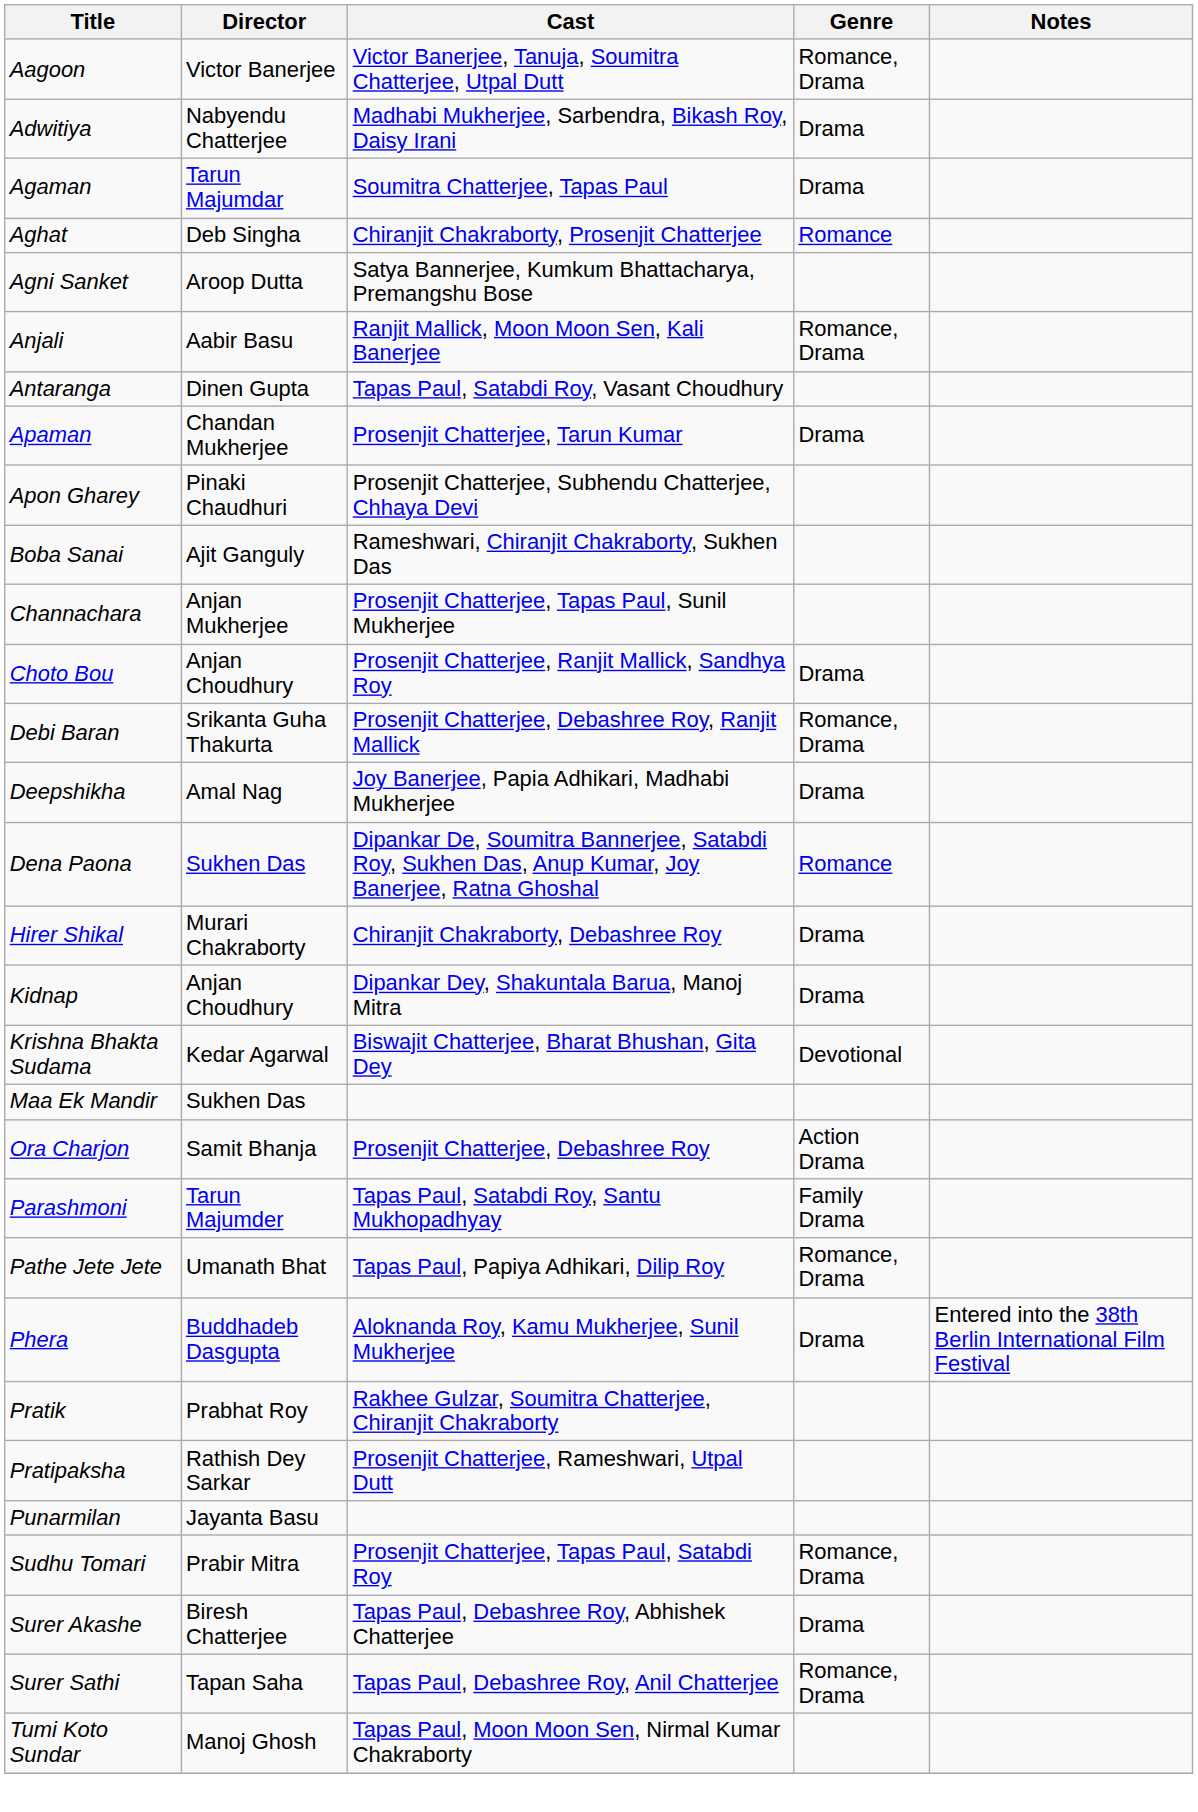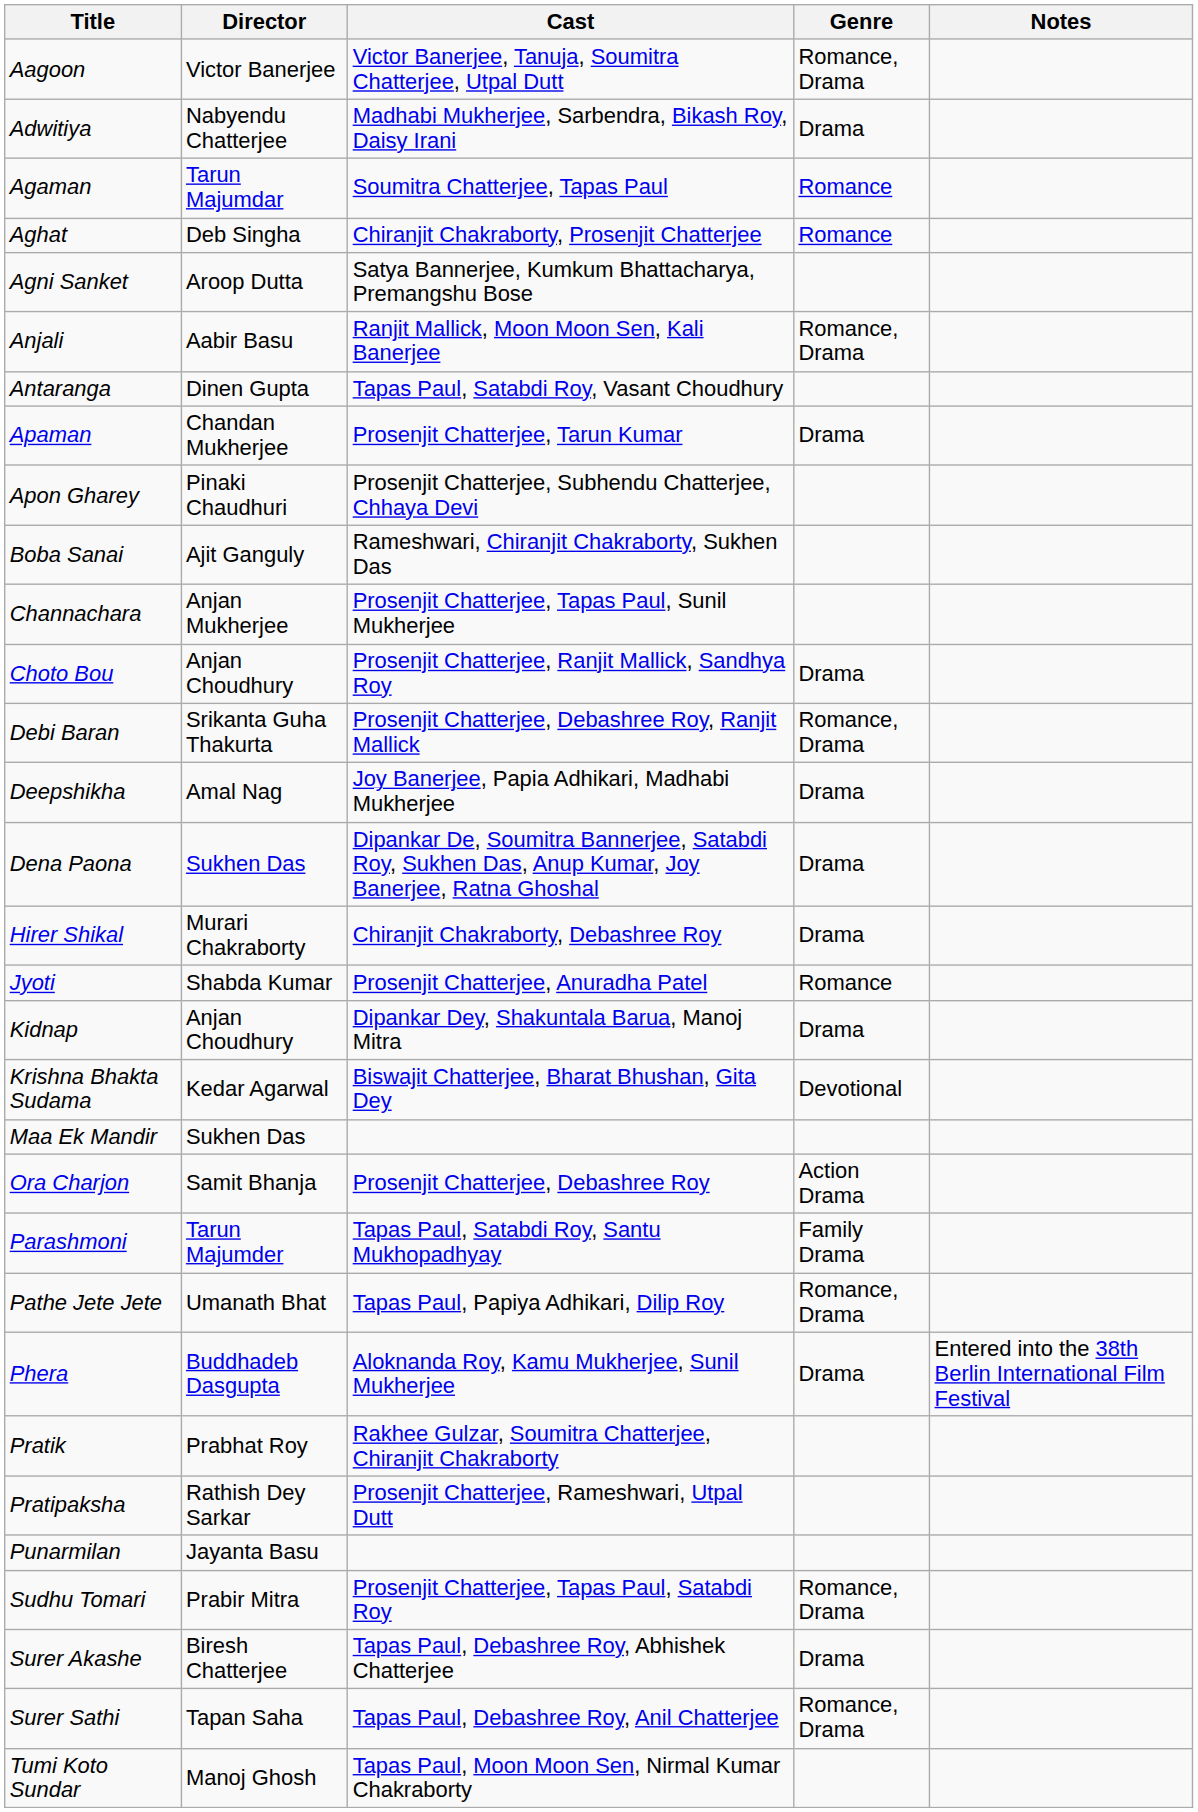(831, 187) Drama -> (845, 187) Romance
(845, 863) Romance -> (831, 863) Drama
+ row: (32, 982)
